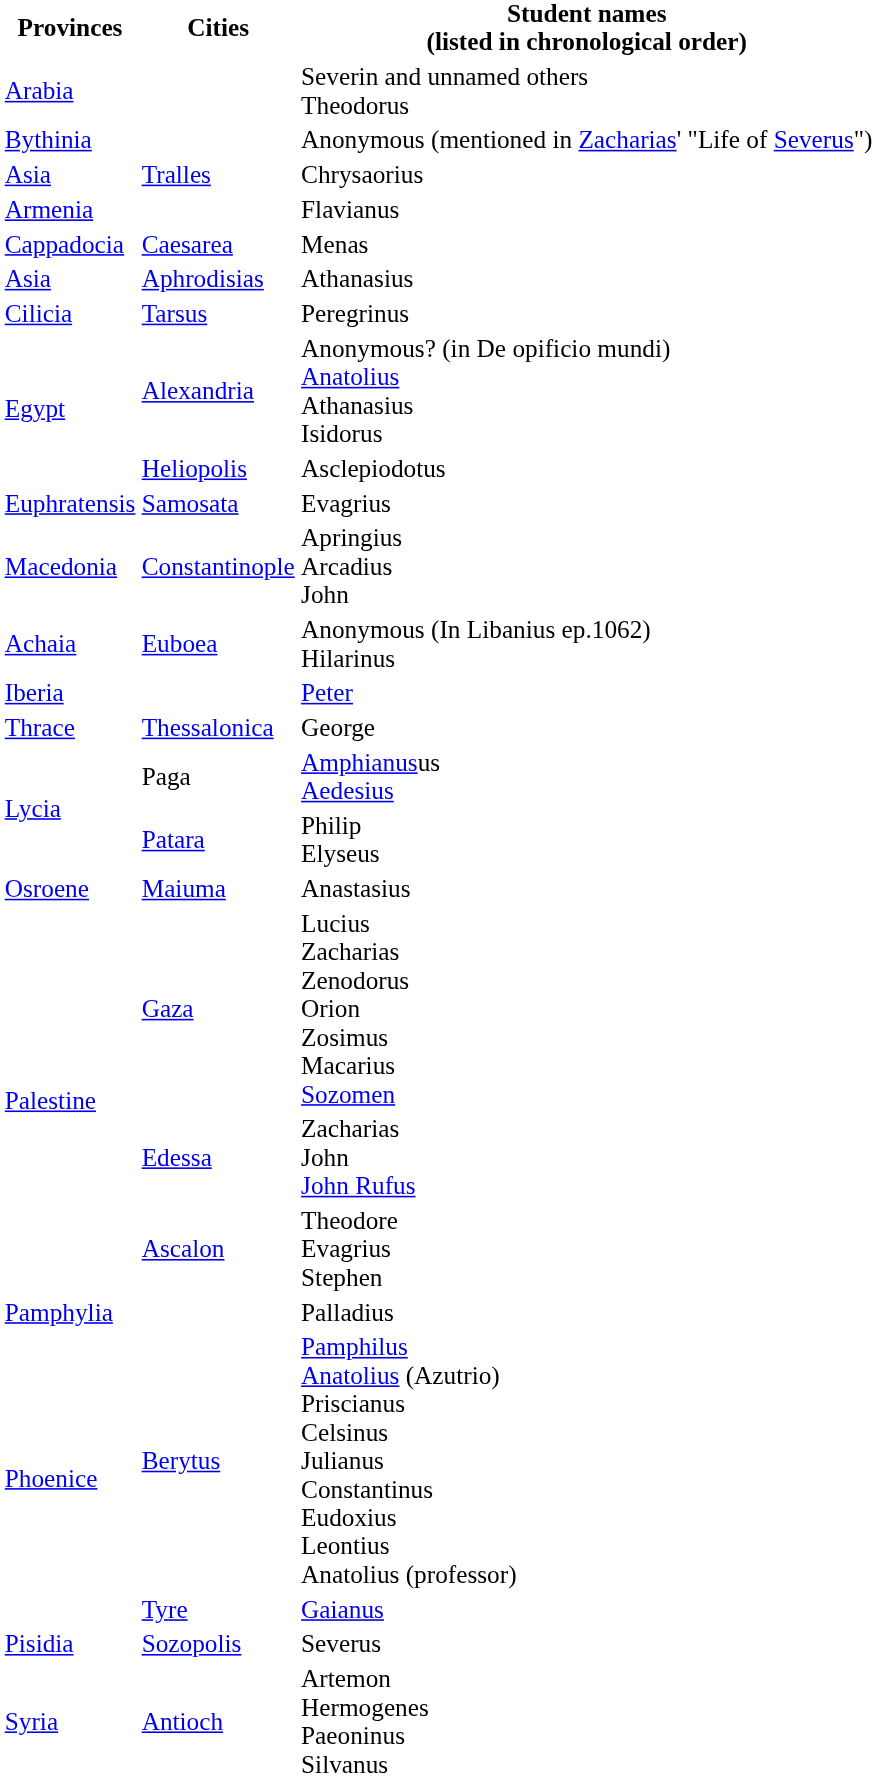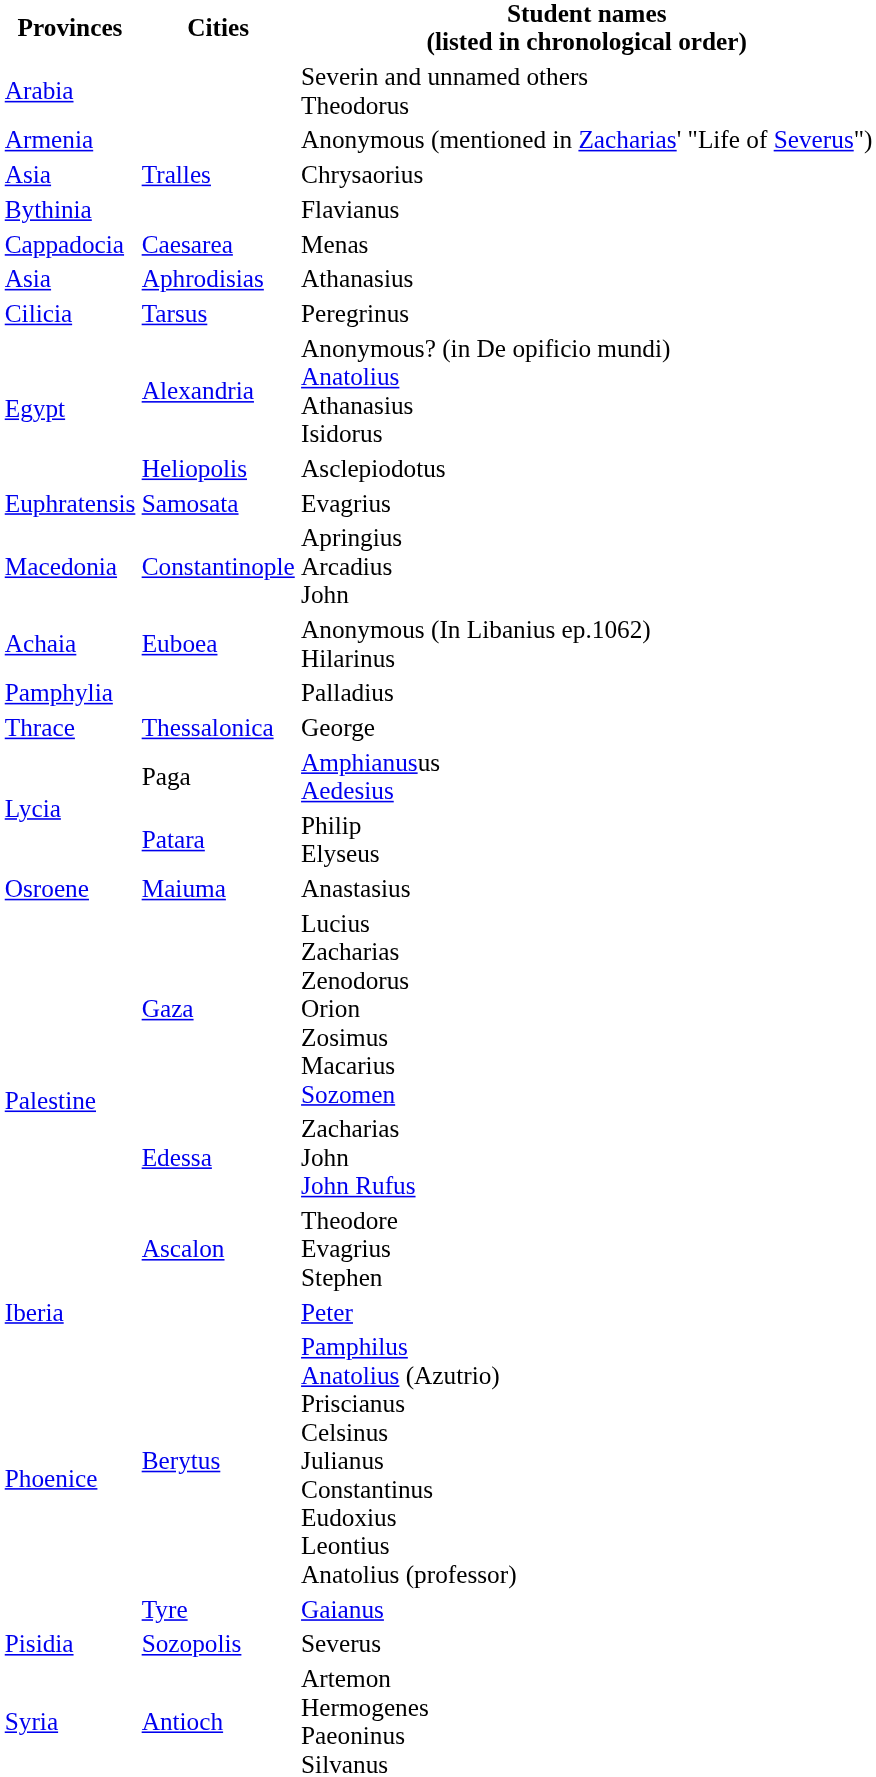(48, 140) Bythinia -> (49, 140) Armenia
(49, 209) Armenia -> (48, 209) Bythinia
rows swapped: (327, 693) <-> (347, 1312)
